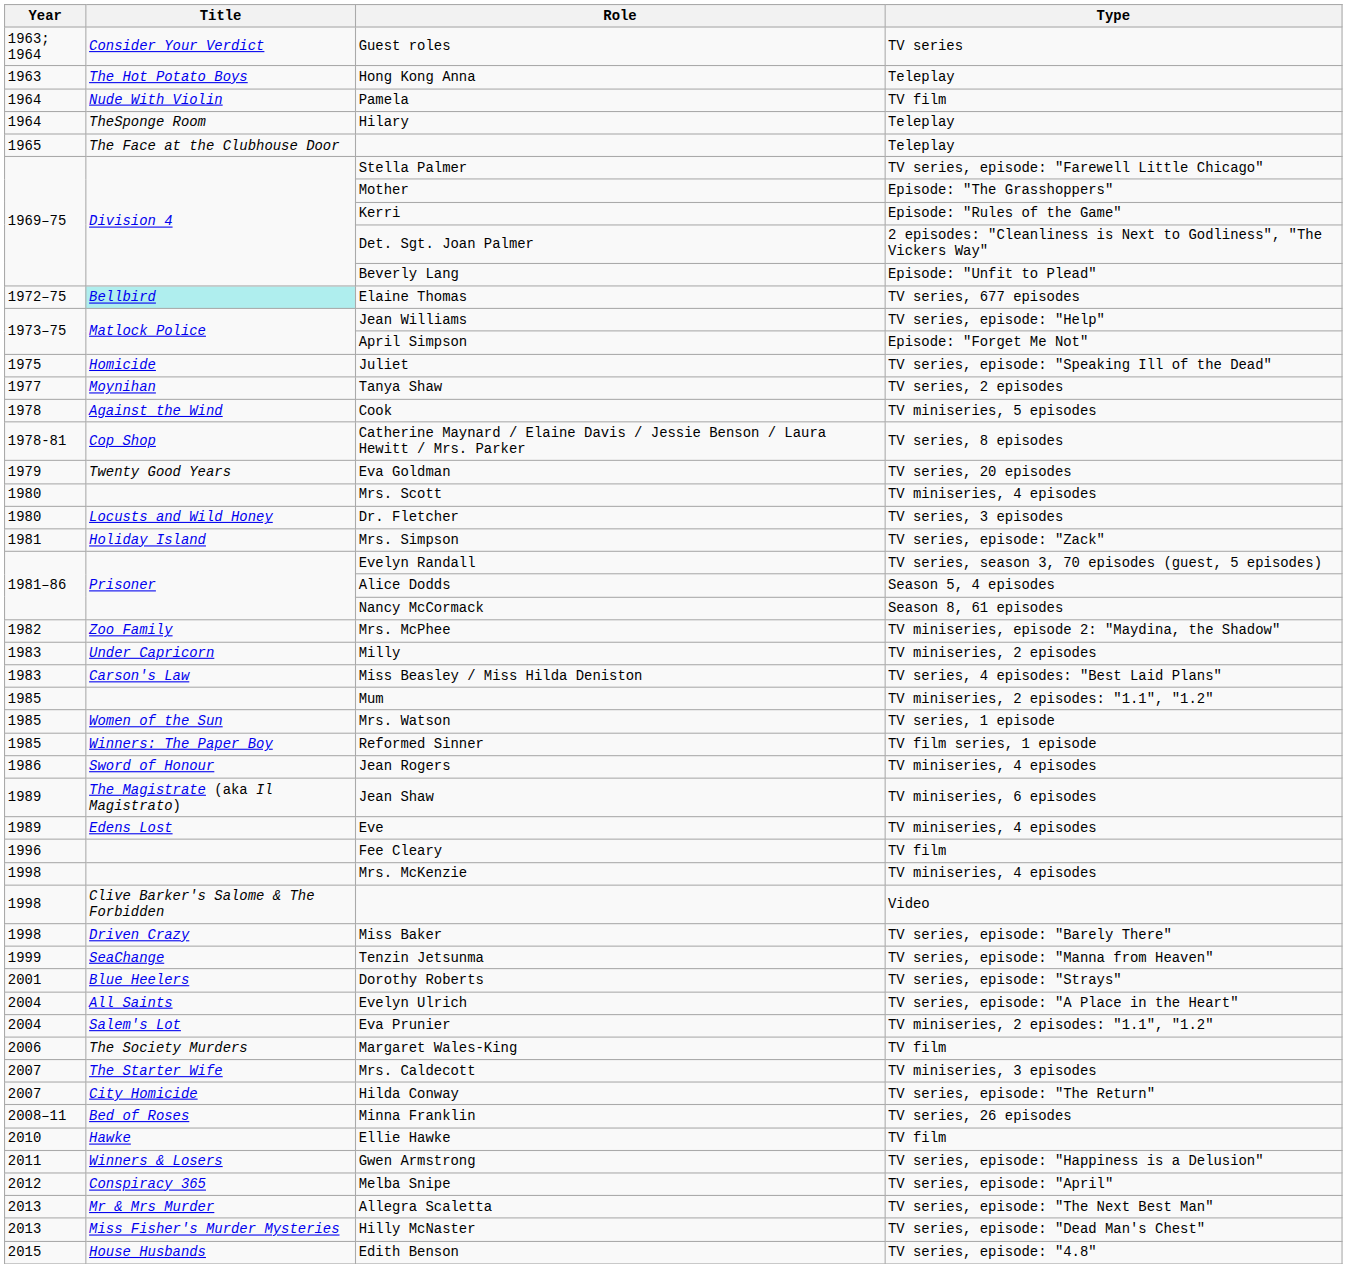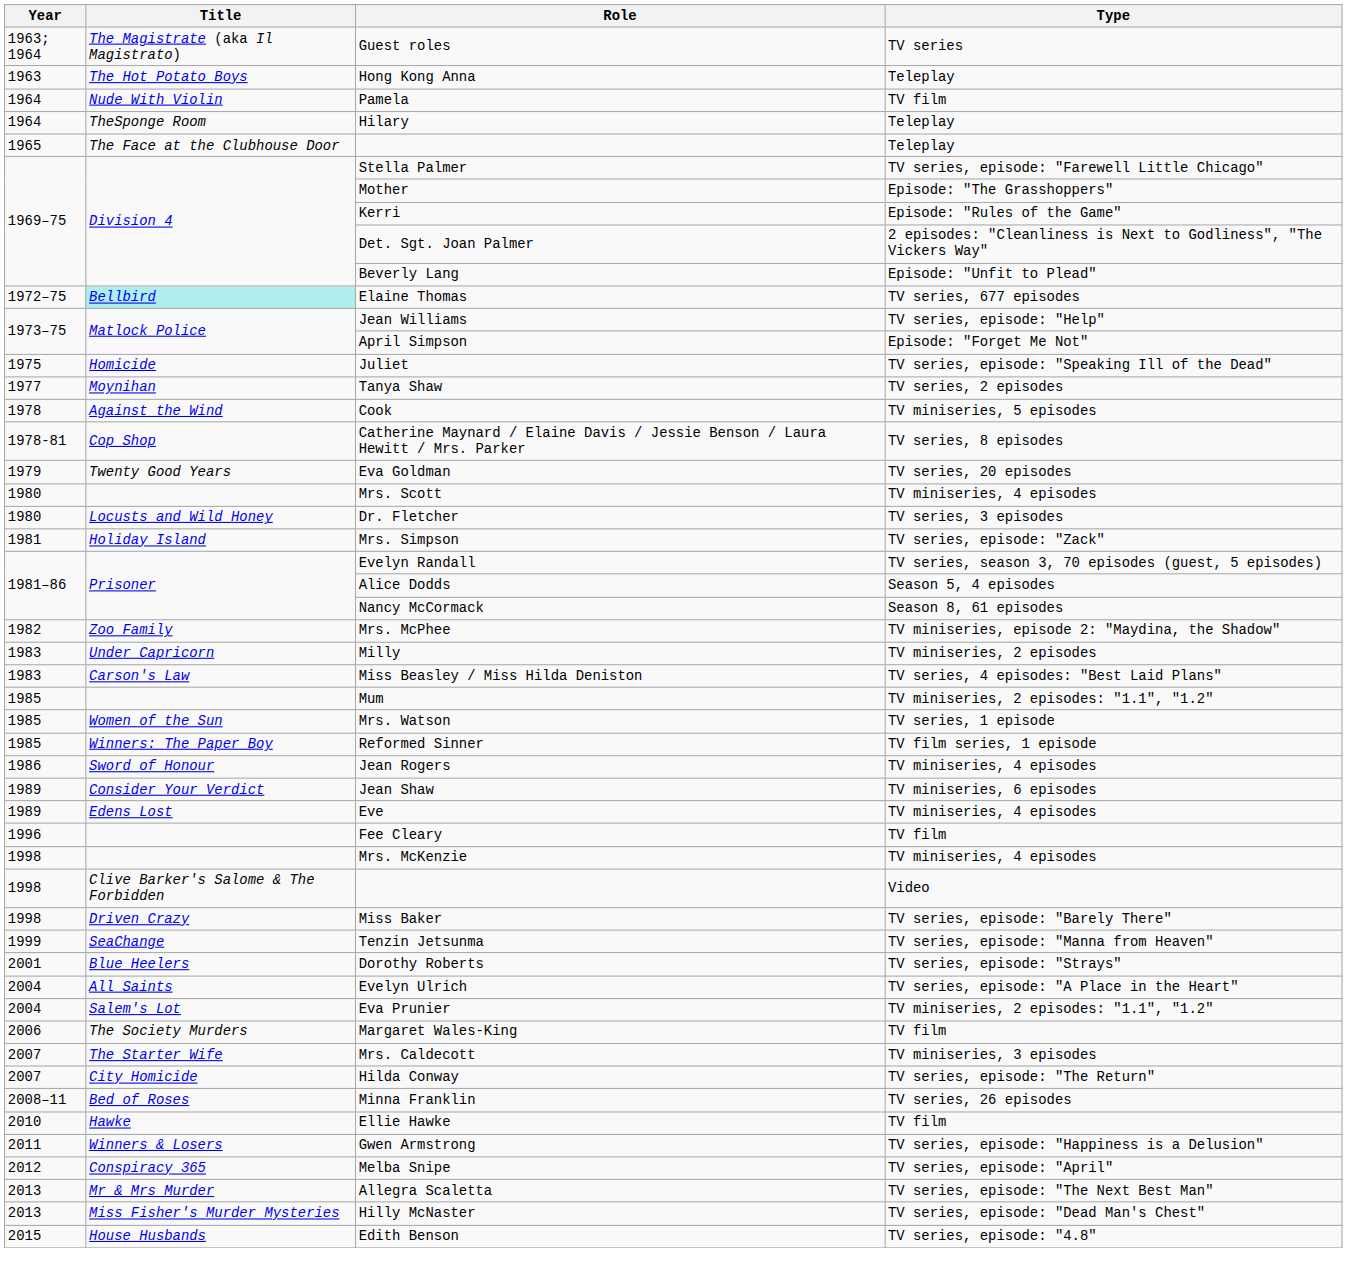(177, 47) Consider Your Verdict -> (181, 47) The Magistrate (aka Il Magistrato)
(181, 798) The Magistrate (aka Il Magistrato) -> (177, 789) Consider Your Verdict
